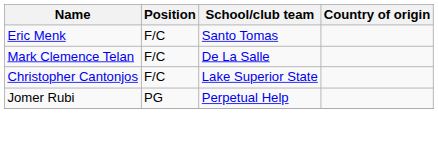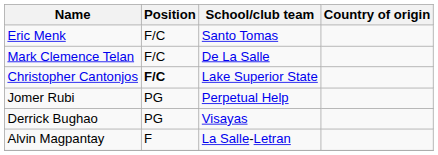(155, 77) normal -> (155, 77) bold
+ row: (53, 118)
+ row: (56, 139)
